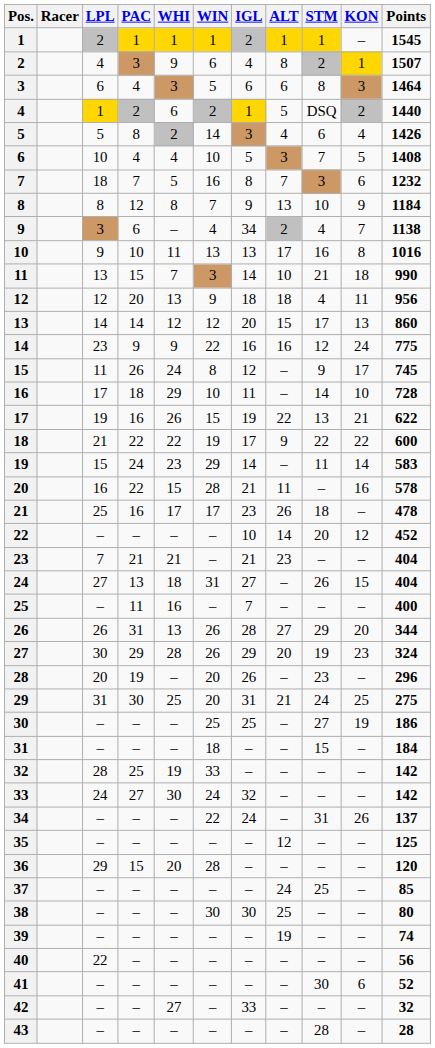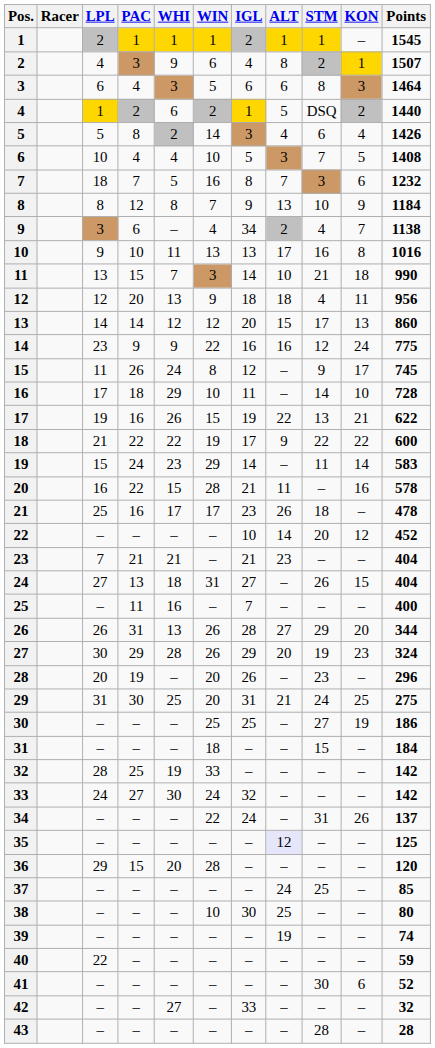(284, 842) no background -> (284, 842) lavender background
(213, 913) 30 -> (213, 913) 10
(406, 960) 56 -> (406, 960) 59
